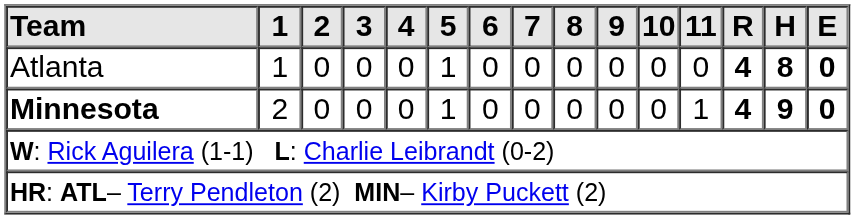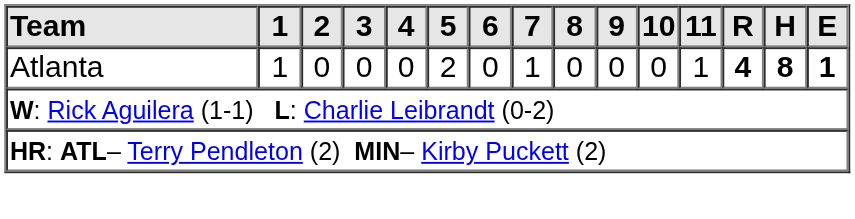(448, 67) 1 -> (448, 67) 2
(532, 67) 0 -> (532, 67) 1
(701, 67) 0 -> (701, 67) 1
(827, 67) 0 -> (827, 67) 1
- row: (84, 108)
